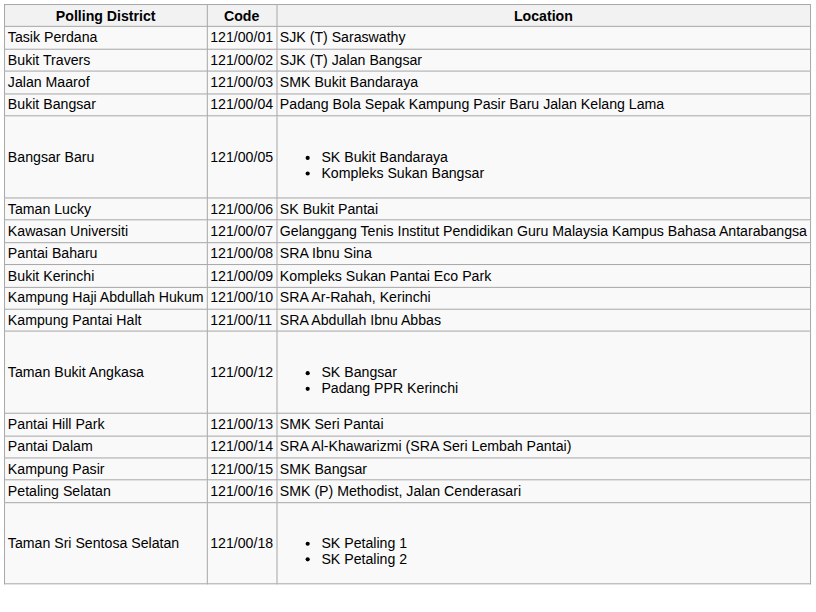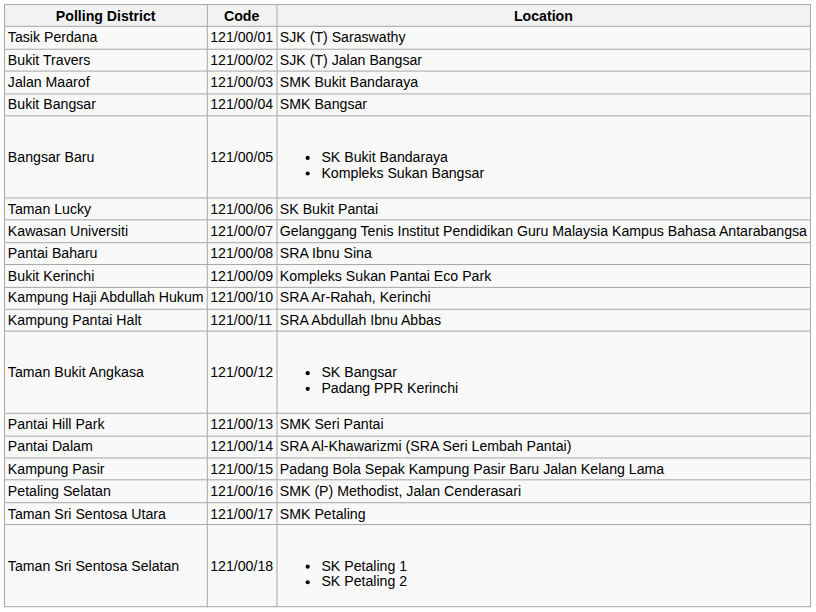(472, 104) Padang Bola Sepak Kampung Pasir Baru Jalan Kelang Lama -> (323, 104) SMK Bangsar
(323, 469) SMK Bangsar -> (472, 469) Padang Bola Sepak Kampung Pasir Baru Jalan Kelang Lama
+ row: (87, 513)
